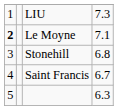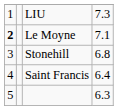(102, 75) 6.7 -> (102, 75) 6.4
